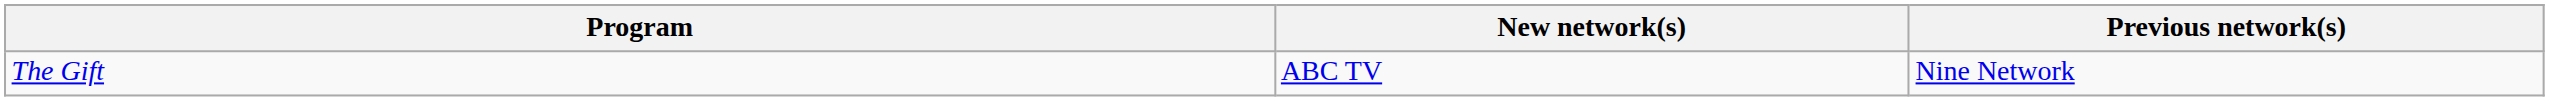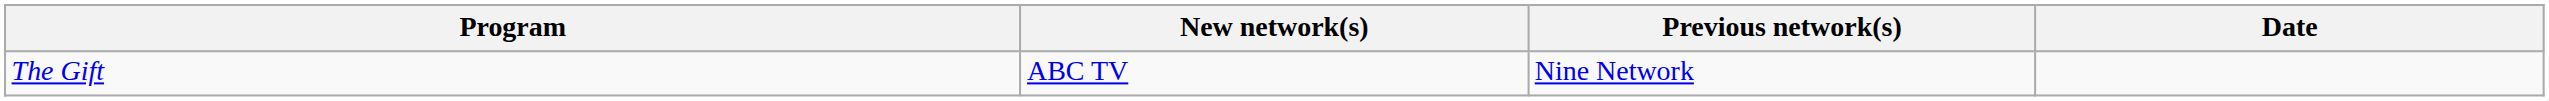+ column: (2290, 27)
